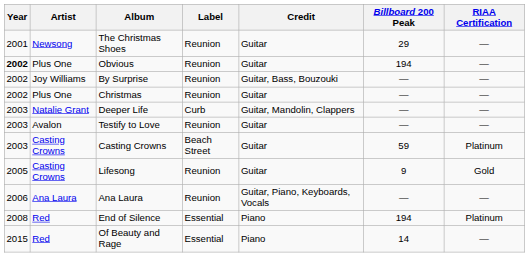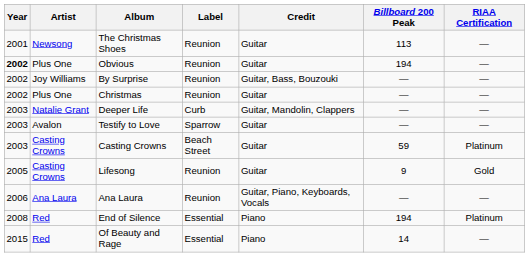(404, 43) 29 -> (404, 43) 113
(202, 125) Reunion -> (202, 125) Sparrow
